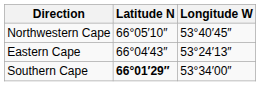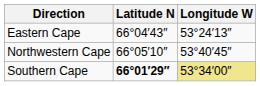rows swapped: (59, 33) <-> (44, 52)
(206, 71) no background -> (206, 71) khaki background
